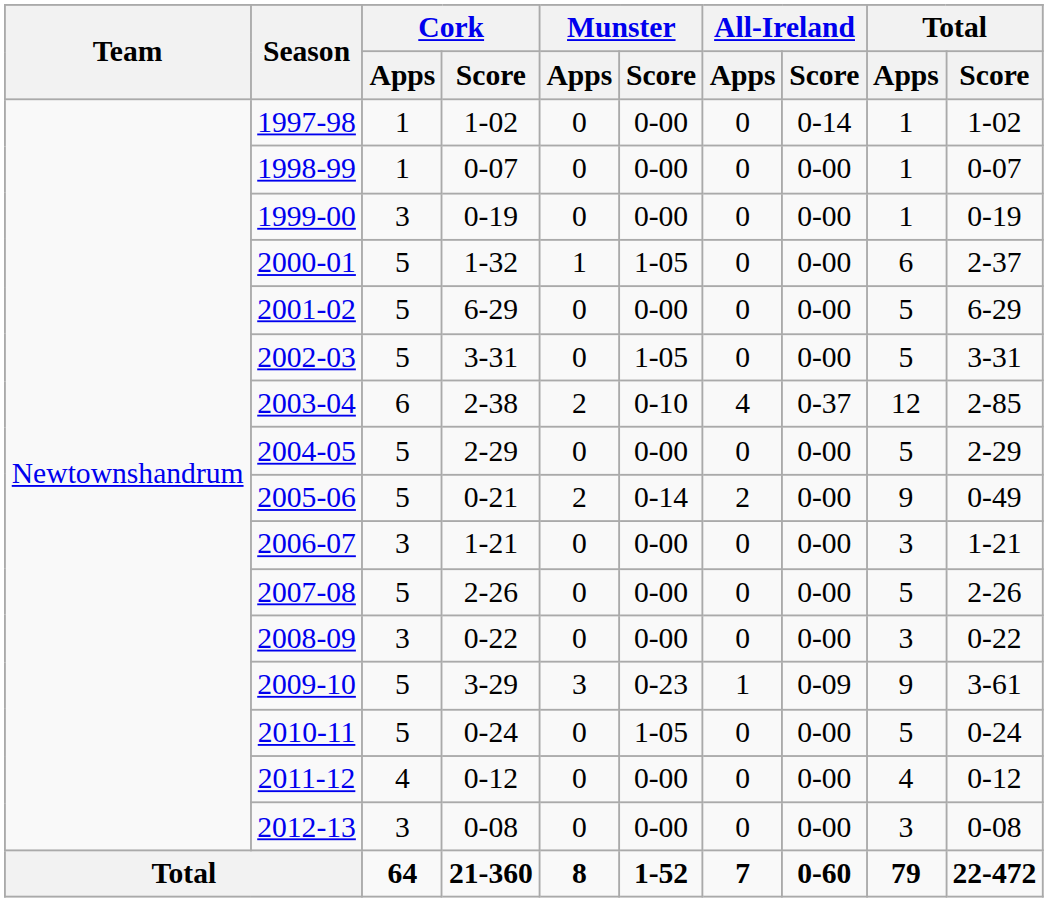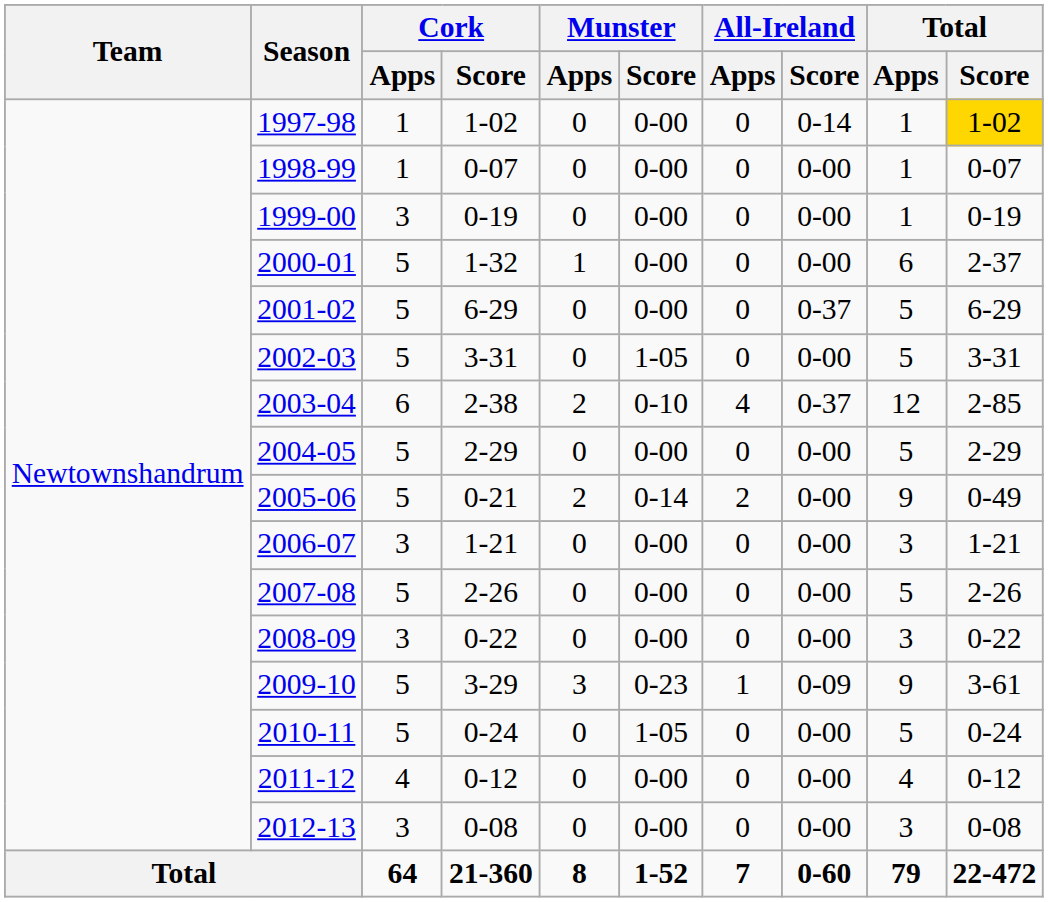(994, 121) no background -> (994, 121) gold background
(661, 262) 1-05 -> (661, 262) 0-00
(824, 309) 0-00 -> (824, 309) 0-37
